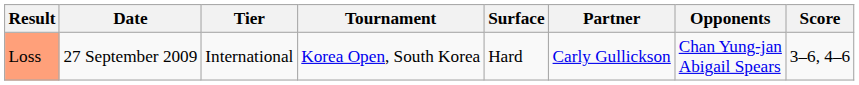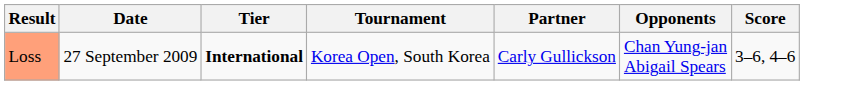- column: (516, 17)
(249, 55) normal -> (254, 55) bold
